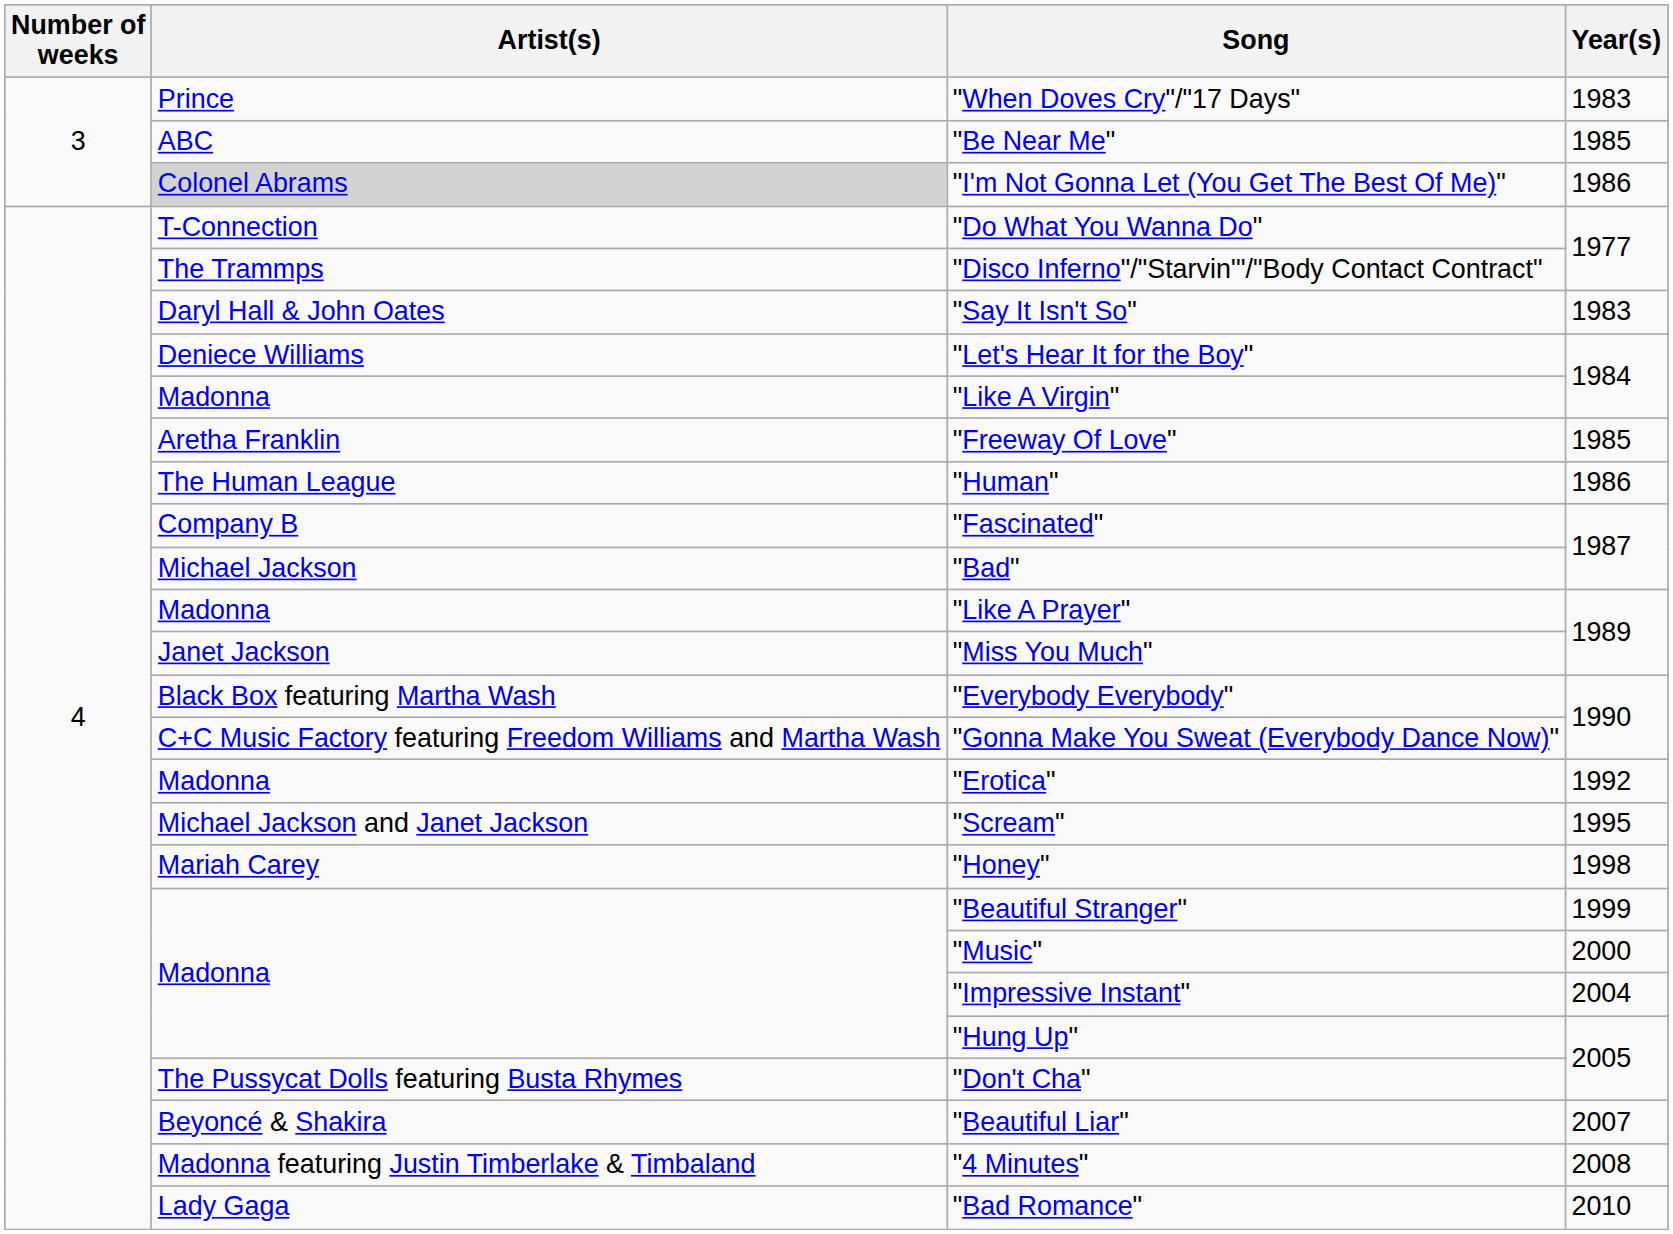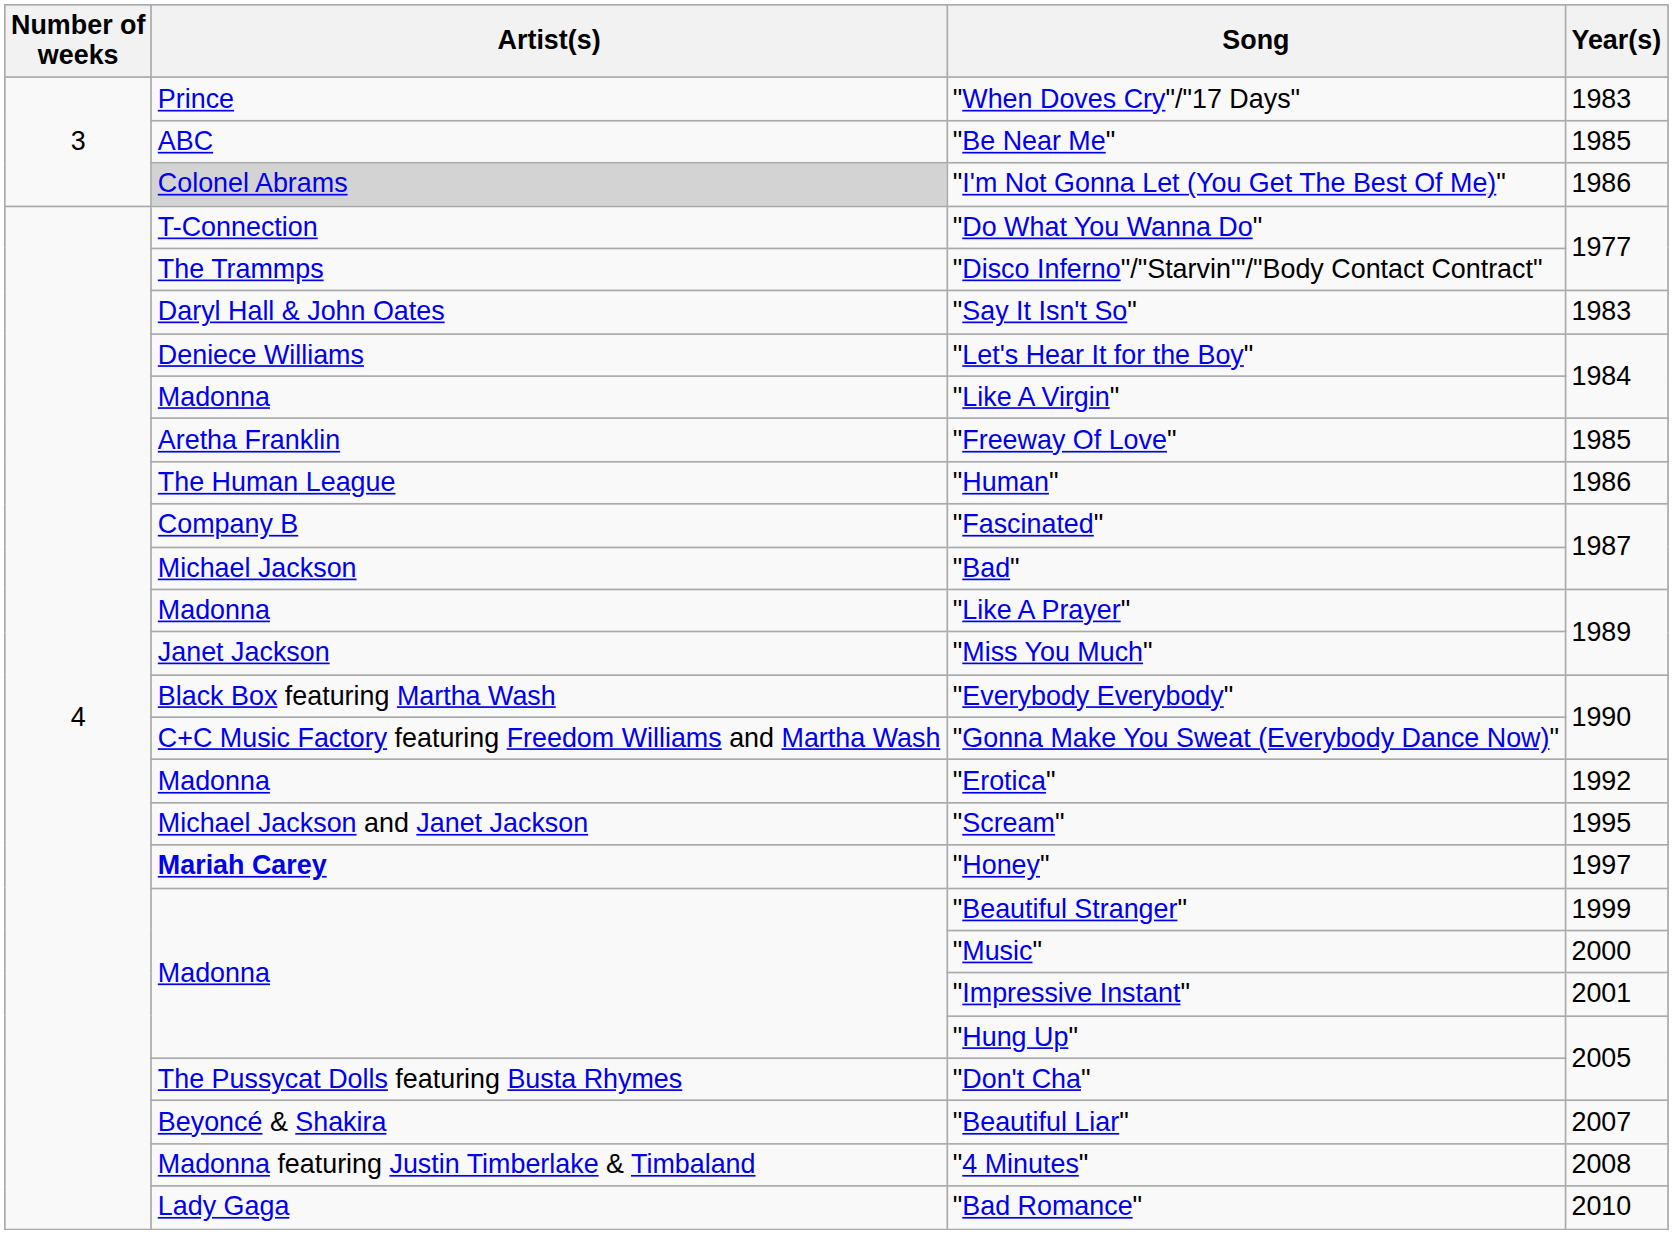(238, 866) normal -> (242, 866) bold
(1601, 866) 1998 -> (1601, 866) 1997
(1601, 993) 2004 -> (1601, 993) 2001
